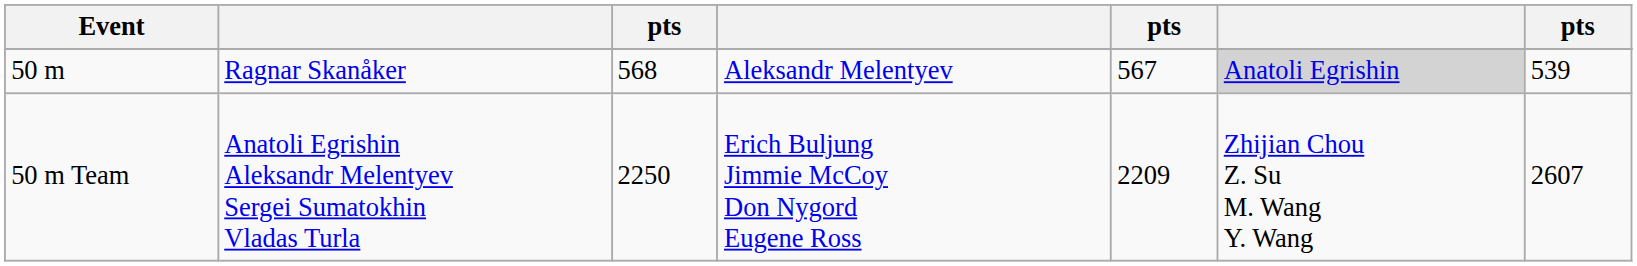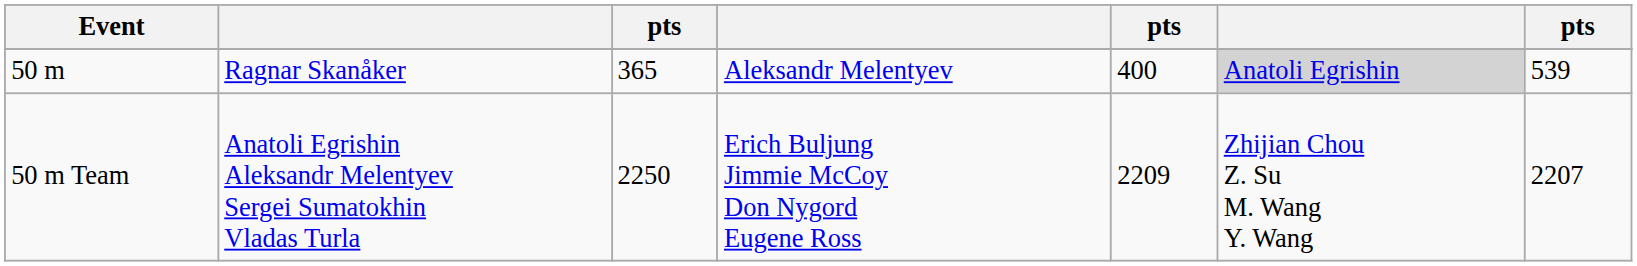(637, 70) 568 -> (637, 70) 365
(1137, 70) 567 -> (1137, 70) 400
(1557, 176) 2607 -> (1557, 176) 2207
